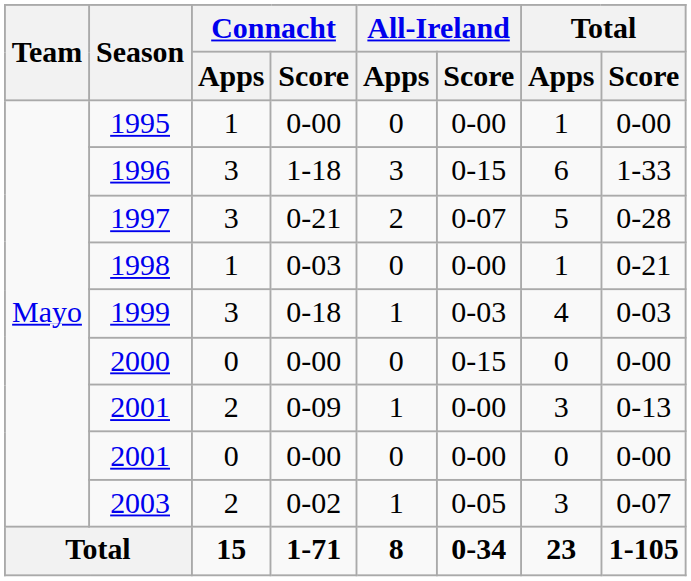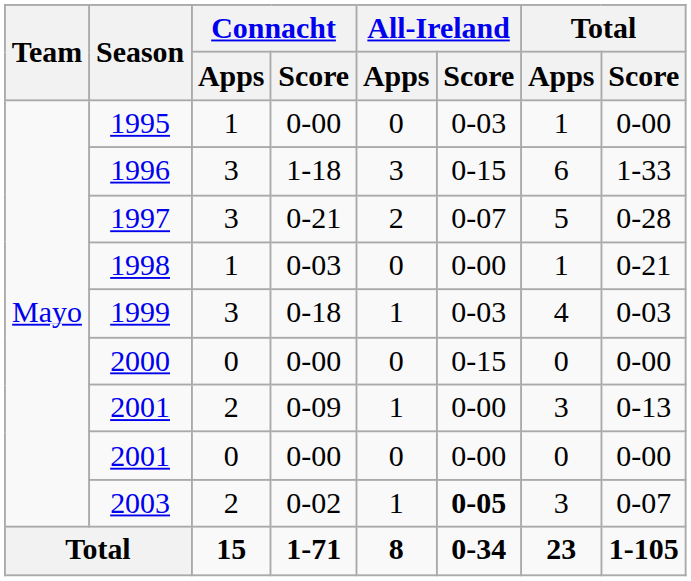(479, 123) 0-00 -> (479, 123) 0-03
(479, 502) normal -> (479, 502) bold
